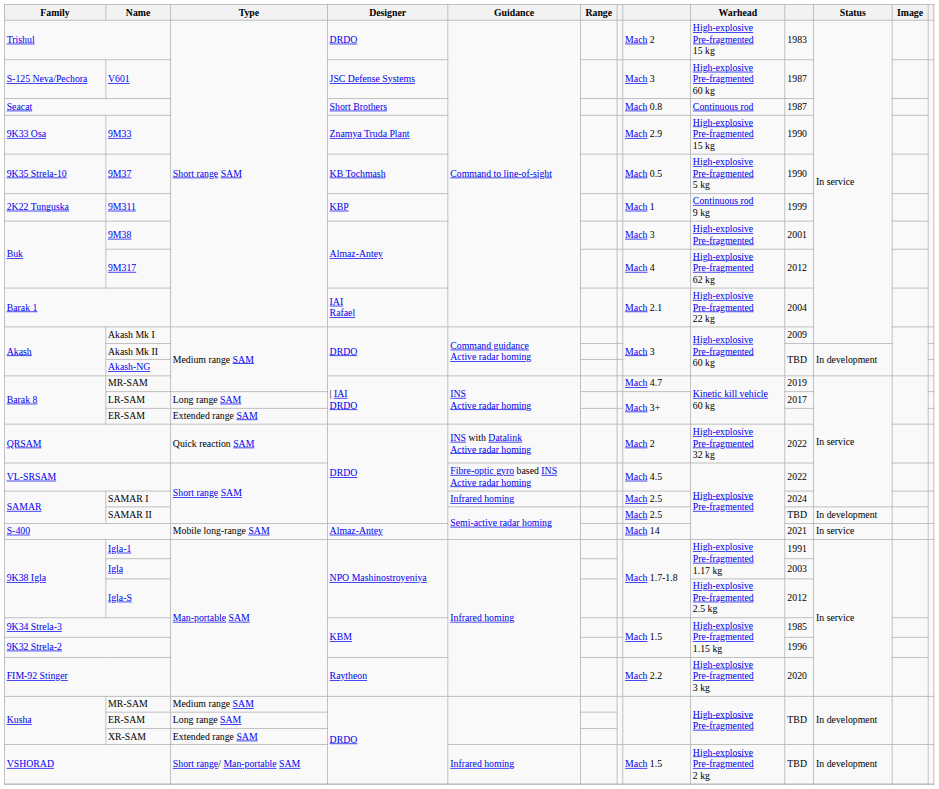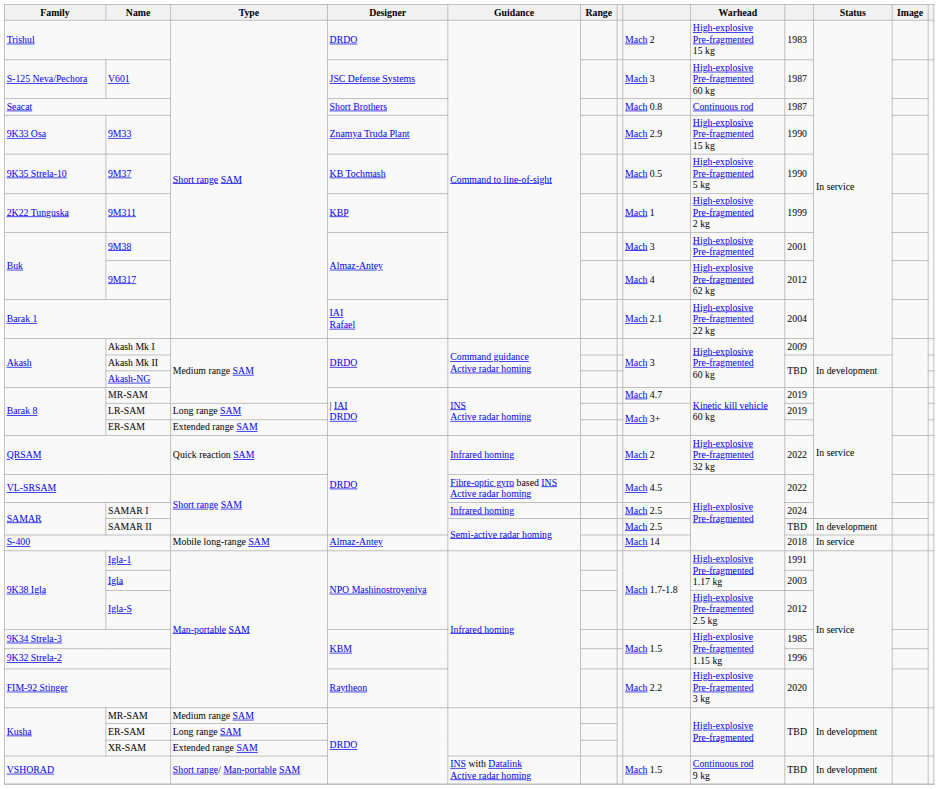(723, 207) Continuous rod 9 kg -> (723, 212) High-explosive Pre-fragmented 2 kg
(797, 399) 2017 -> (797, 411) 2019
(491, 443) INS with Datalink Active radar homing -> (482, 454) Infrared homing
(797, 531) 2021 -> (797, 542) 2018
(482, 764) Infrared homing -> (491, 769) INS with Datalink Active radar homing
(723, 764) High-explosive Pre-fragmented 2 kg -> (723, 769) Continuous rod 9 kg
